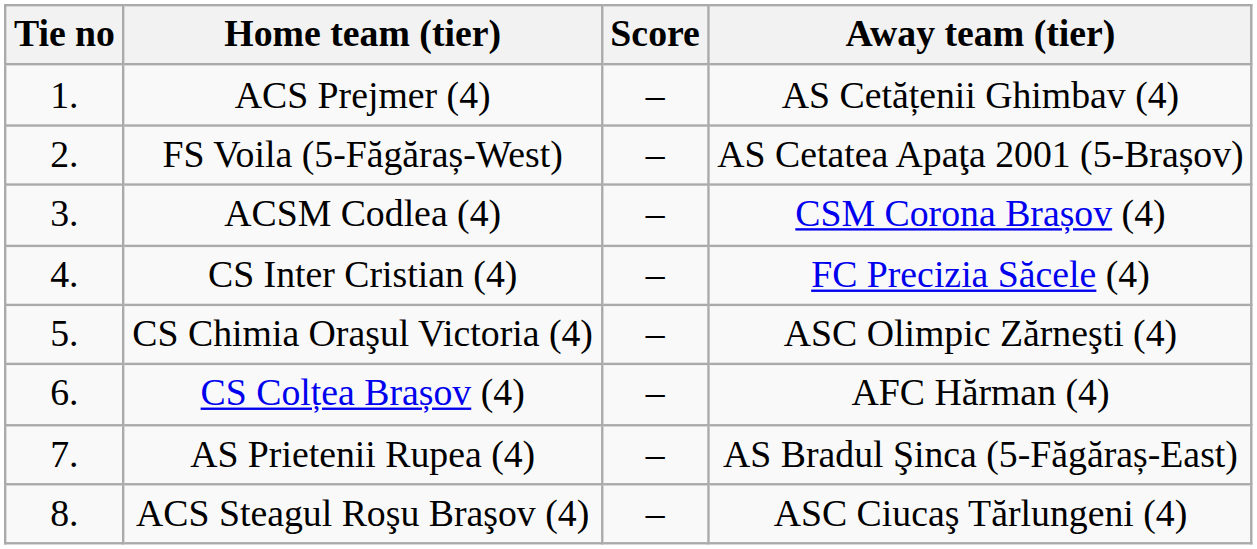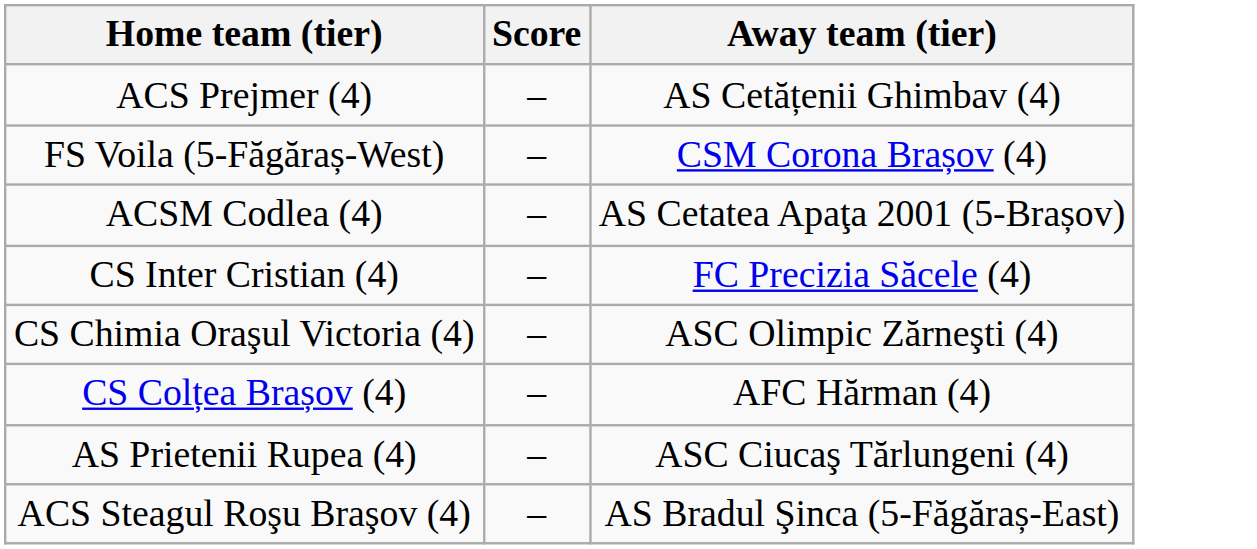- column: (64, 34)
(980, 154) AS Cetatea Apaţa 2001 (5-Brașov) -> (862, 154) CSM Corona Brașov (4)
(980, 214) CSM Corona Brașov (4) -> (862, 214) AS Cetatea Apaţa 2001 (5-Brașov)
(980, 453) AS Bradul Şinca (5-Făgăraș-East) -> (862, 453) ASC Ciucaş Tărlungeni (4)
(980, 513) ASC Ciucaş Tărlungeni (4) -> (862, 513) AS Bradul Şinca (5-Făgăraș-East)
